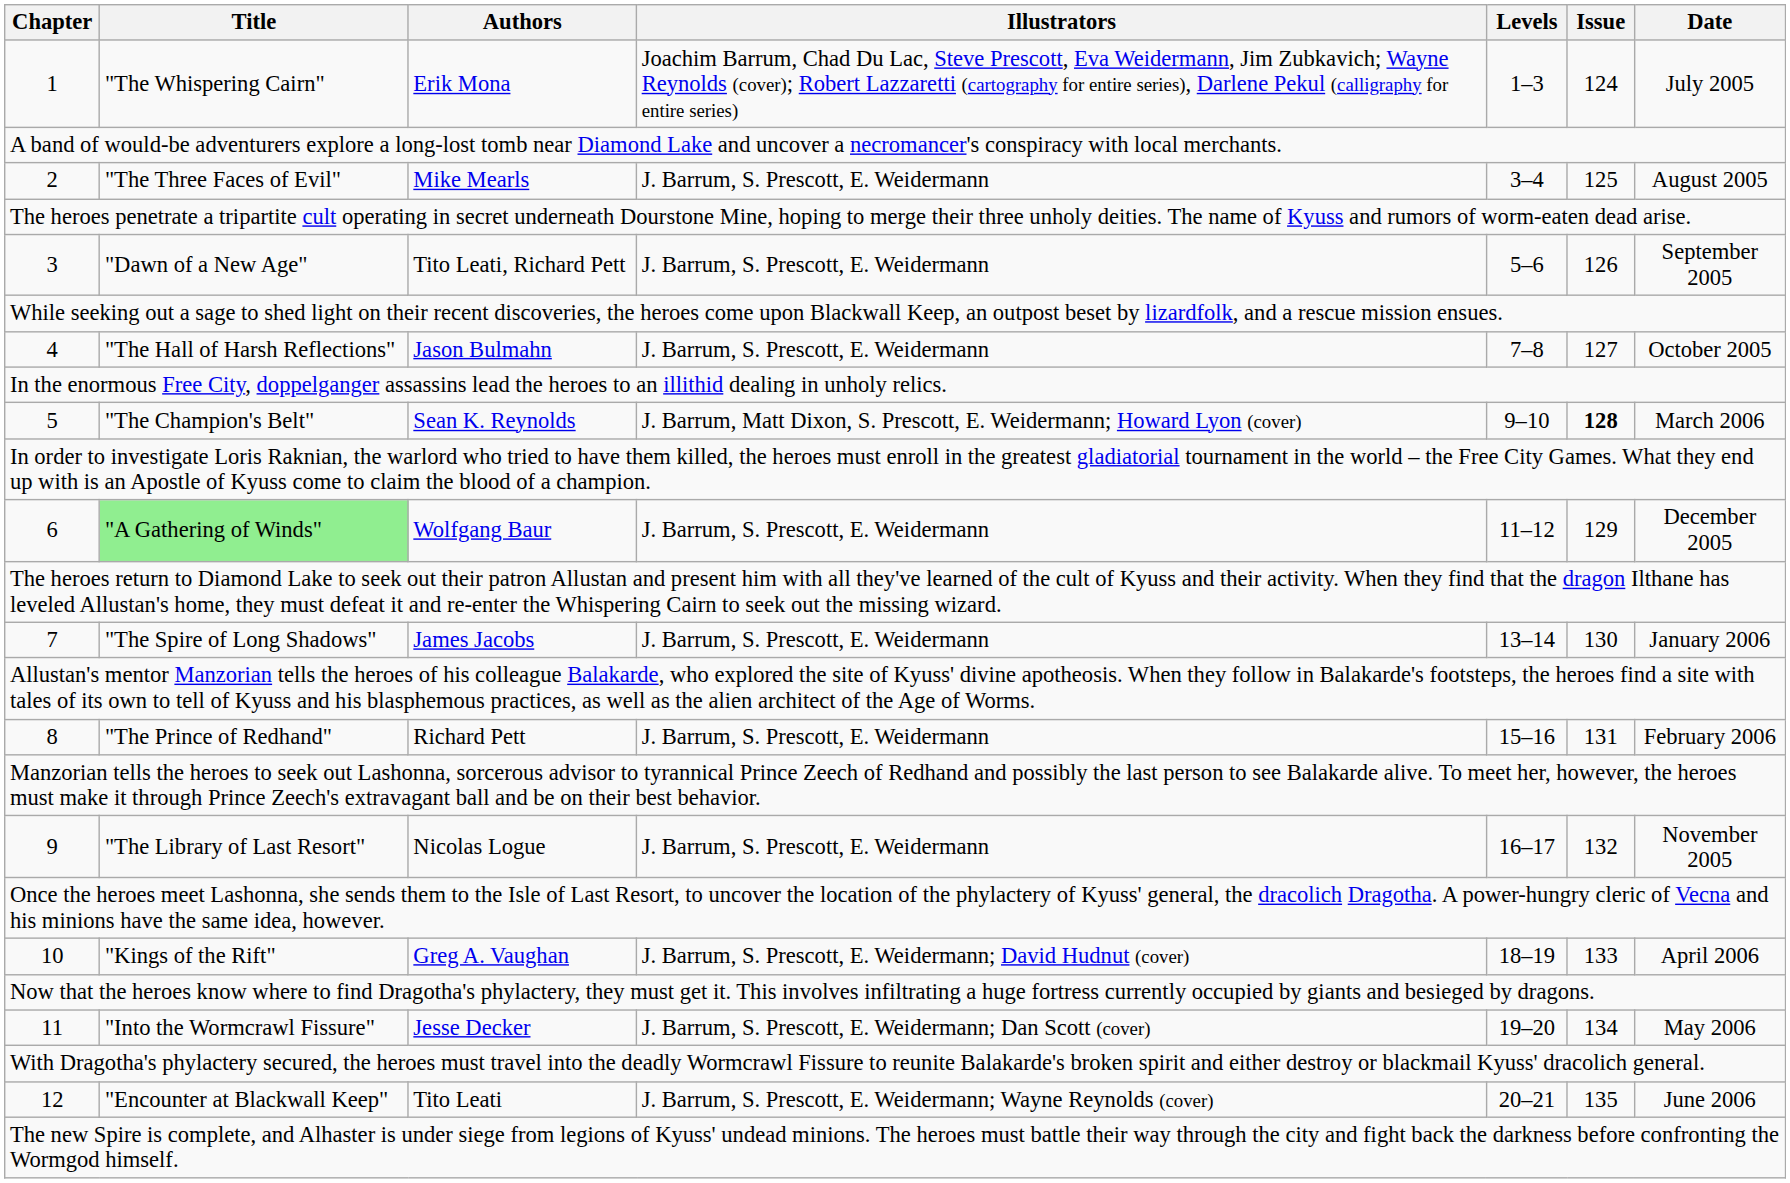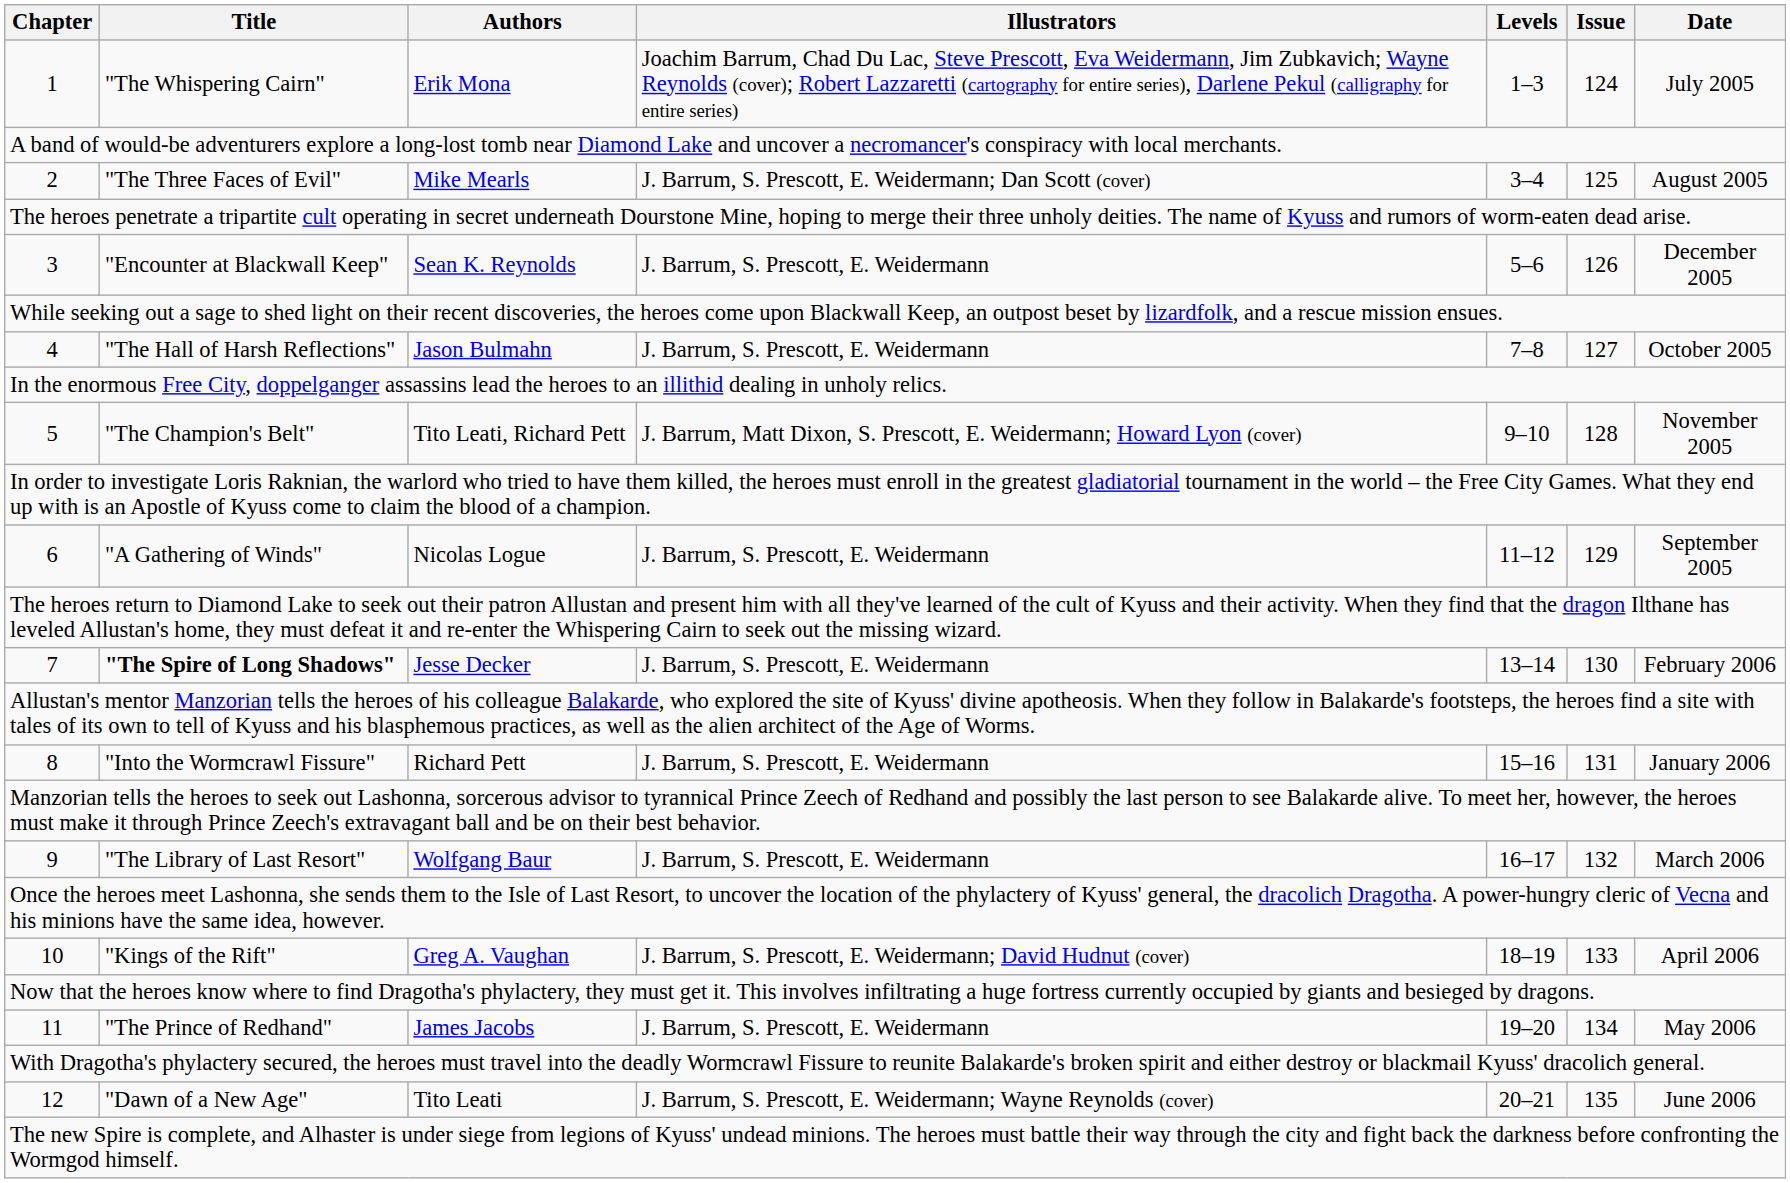(815, 180) J. Barrum, S. Prescott, E. Weidermann -> (896, 180) J. Barrum, S. Prescott, E. Weidermann; Dan Scott (cover)
(206, 264) "Dawn of a New Age" -> (247, 264) "Encounter at Blackwall Keep"
(519, 264) Tito Leati, Richard Pett -> (495, 264) Sean K. Reynolds
(1710, 264) September 2005 -> (1710, 264) December 2005
(494, 420) Sean K. Reynolds -> (519, 433) Tito Leati, Richard Pett
(1601, 420) bold -> (1601, 433) normal
(1710, 420) March 2006 -> (1710, 433) November 2005
(213, 530) lightgreen background -> (213, 555) no background
(482, 530) Wolfgang Baur -> (479, 555) Nicolas Logue
(1710, 530) December 2005 -> (1710, 555) September 2005
(241, 639) normal -> (250, 665) bold
(474, 639) James Jacobs -> (472, 665) Jesse Decker
(1710, 639) January 2006 -> (1710, 665) February 2006
(218, 736) "The Prince of Redhand" -> (240, 762) "Into the Wormcrawl Fissure"
(1710, 736) February 2006 -> (1710, 762) January 2006
(479, 846) Nicolas Logue -> (482, 859) Wolfgang Baur
(1710, 846) November 2005 -> (1710, 859) March 2006
(240, 1027) "Into the Wormcrawl Fissure" -> (218, 1027) "The Prince of Redhand"
(472, 1027) Jesse Decker -> (474, 1027) James Jacobs
(896, 1027) J. Barrum, S. Prescott, E. Weidermann; Dan Scott (cover) -> (815, 1027) J. Barrum, S. Prescott, E. Weidermann
(247, 1099) "Encounter at Blackwall Keep" -> (206, 1099) "Dawn of a New Age"
